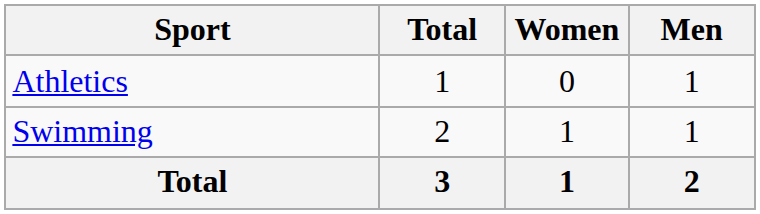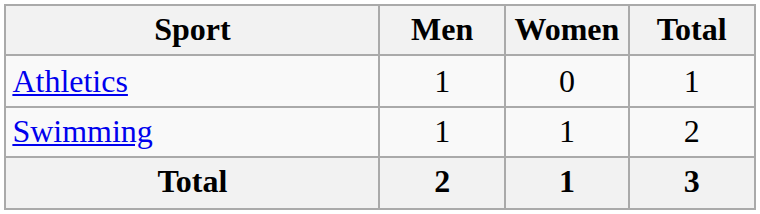columns swapped: (692, 29) <-> (442, 29)
